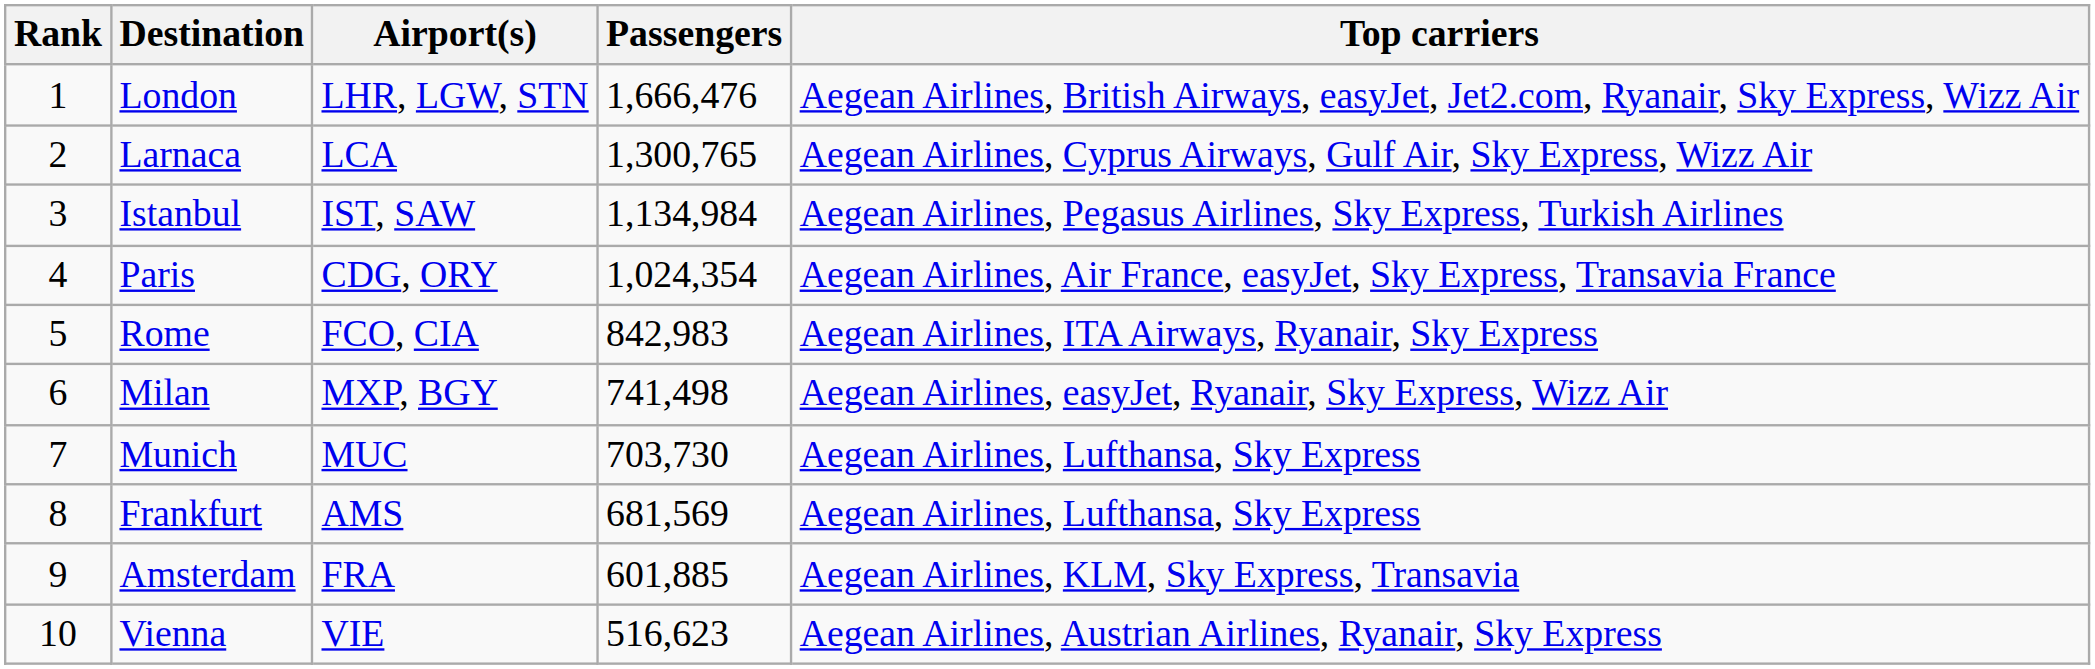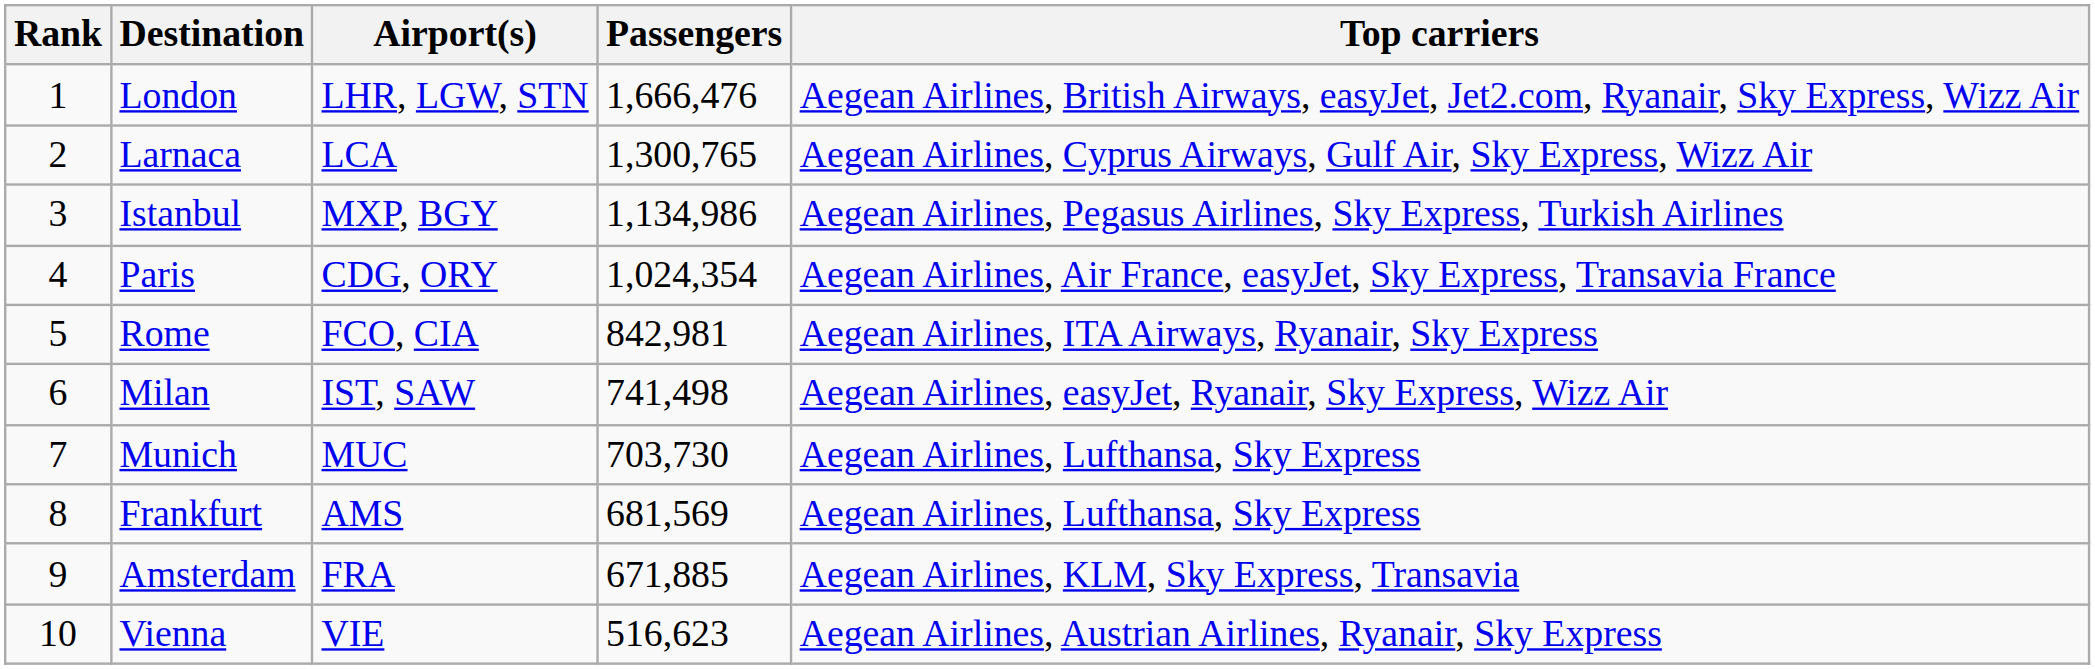(398, 214) IST, SAW -> (410, 214) MXP, BGY
(682, 214) 1,134,984 -> (682, 214) 1,134,986
(667, 333) 842,983 -> (667, 333) 842,981
(410, 393) MXP, BGY -> (398, 393) IST, SAW
(667, 573) 601,885 -> (667, 573) 671,885
